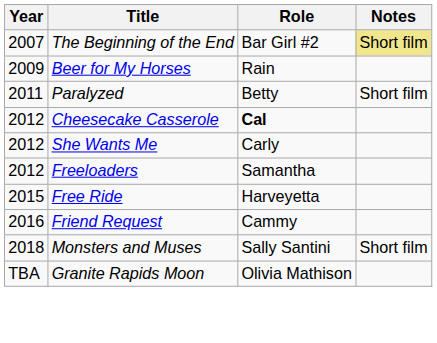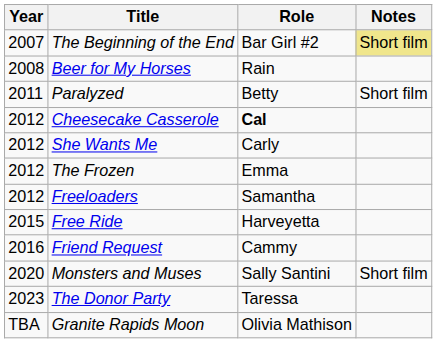(26, 68) 2009 -> (26, 68) 2008
+ row: (93, 171)
(26, 247) 2018 -> (26, 273) 2020
+ row: (111, 299)
